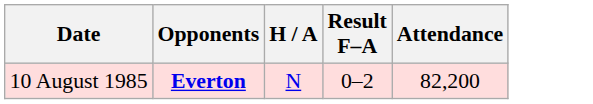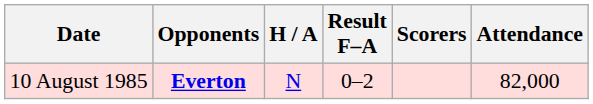+ column: (432, 33)
(450, 80) 82,200 -> (530, 80) 82,000
